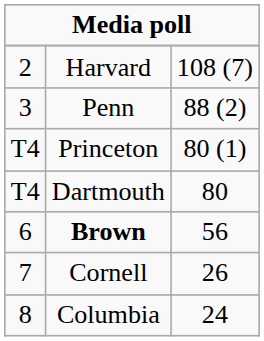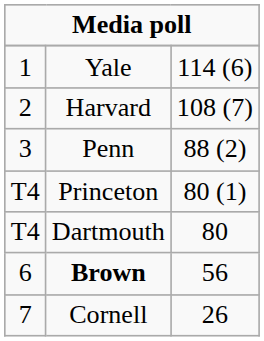+ row: (108, 66)
- row: (108, 314)
